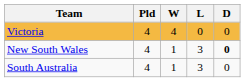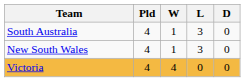rows swapped: (25, 31) <-> (42, 67)
(227, 49) bold -> (227, 49) normal
